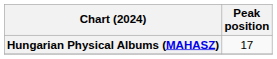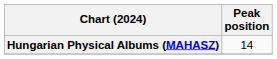(247, 44) 17 -> (247, 44) 14
